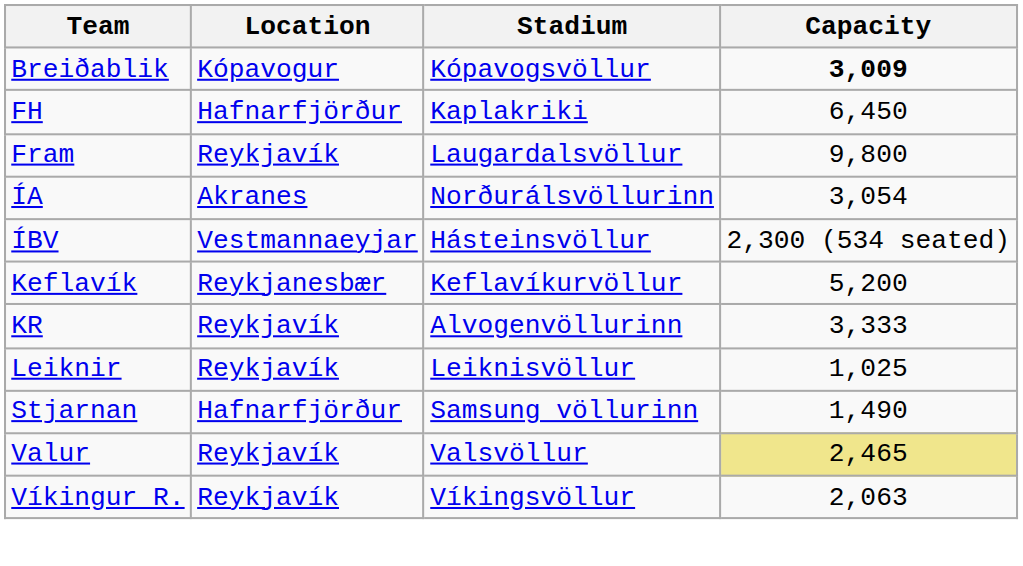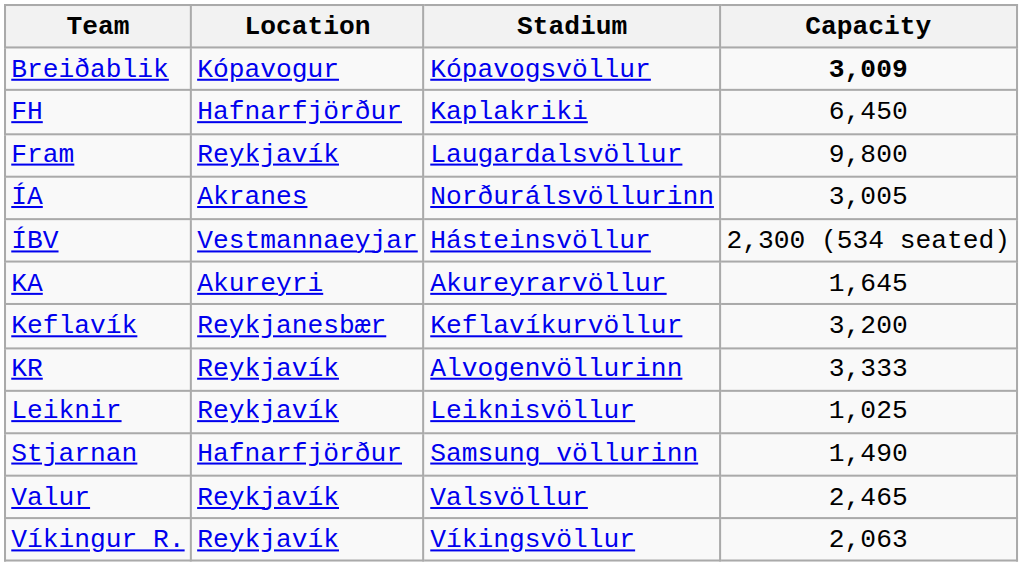(868, 198) 3,054 -> (868, 198) 3,005
+ row: (27, 283)
(868, 283) 5,200 -> (868, 326) 3,200
(868, 454) khaki background -> (868, 497) no background
